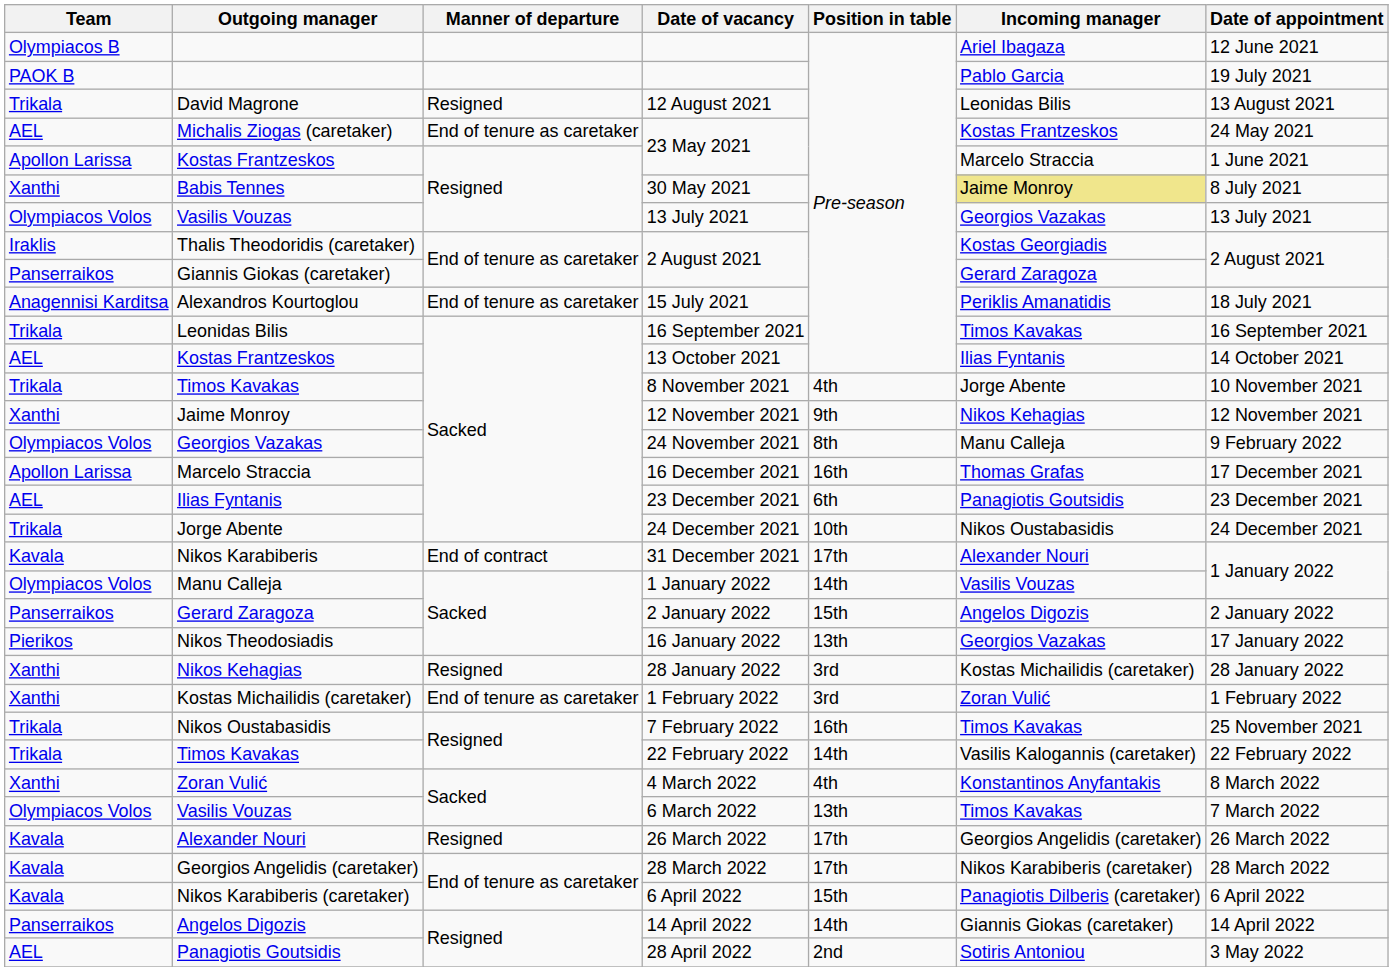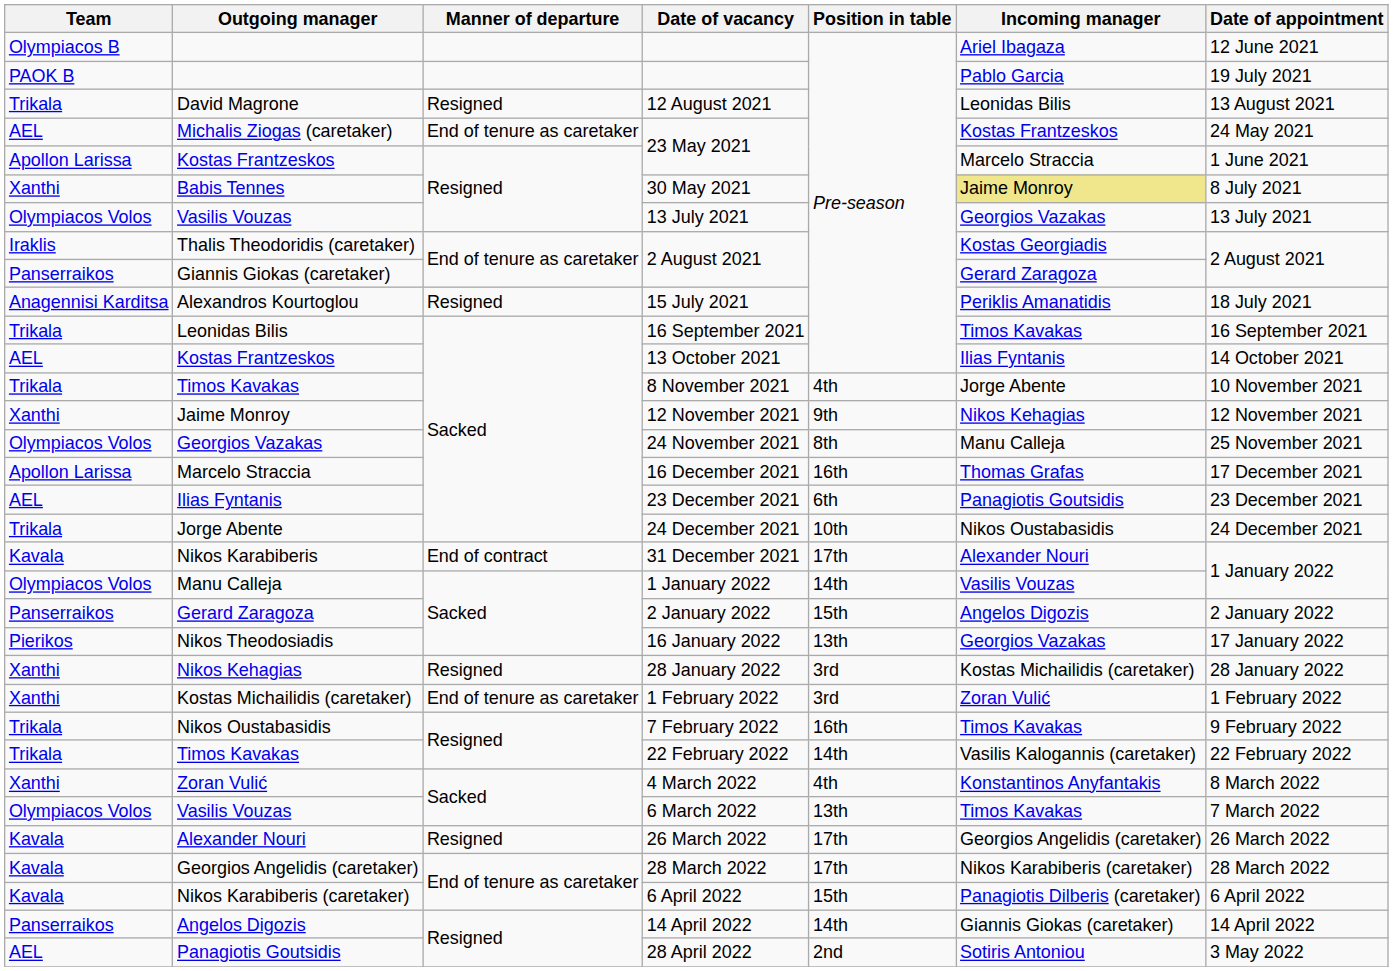(533, 301) End of tenure as caretaker -> (465, 301) Resigned
(1276, 443) 9 February 2022 -> (1286, 443) 25 November 2021
(1286, 726) 25 November 2021 -> (1276, 726) 9 February 2022
